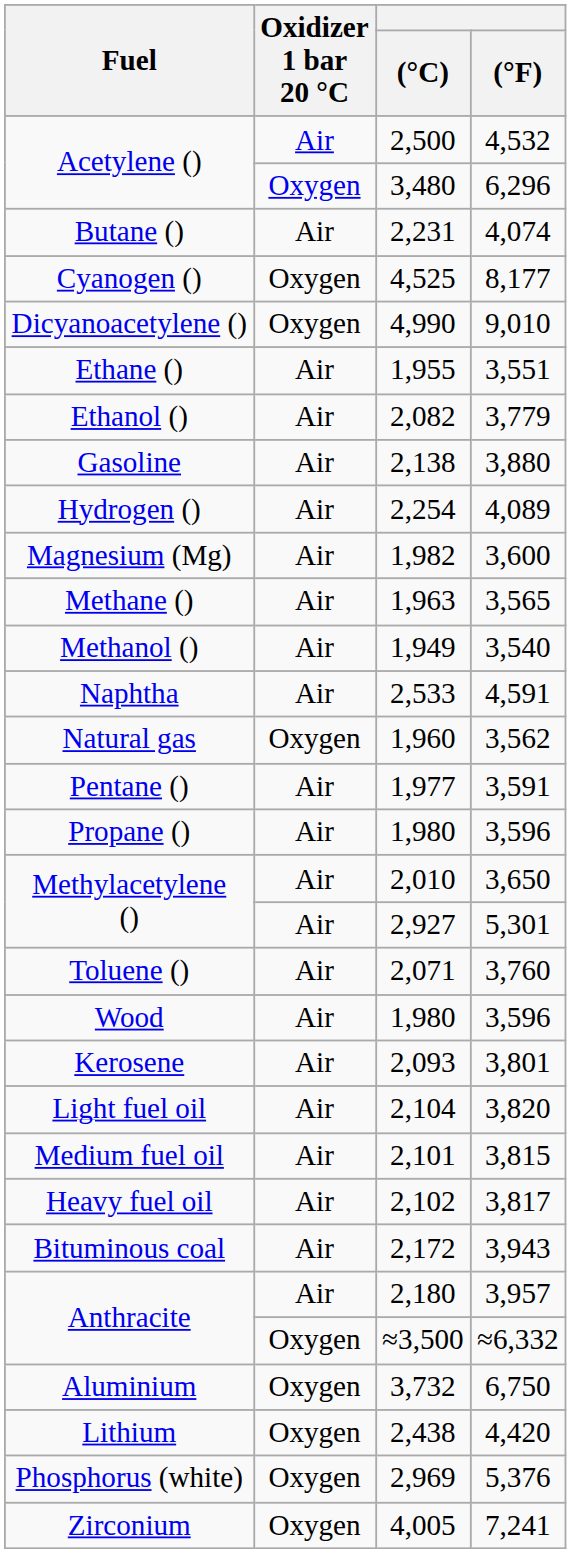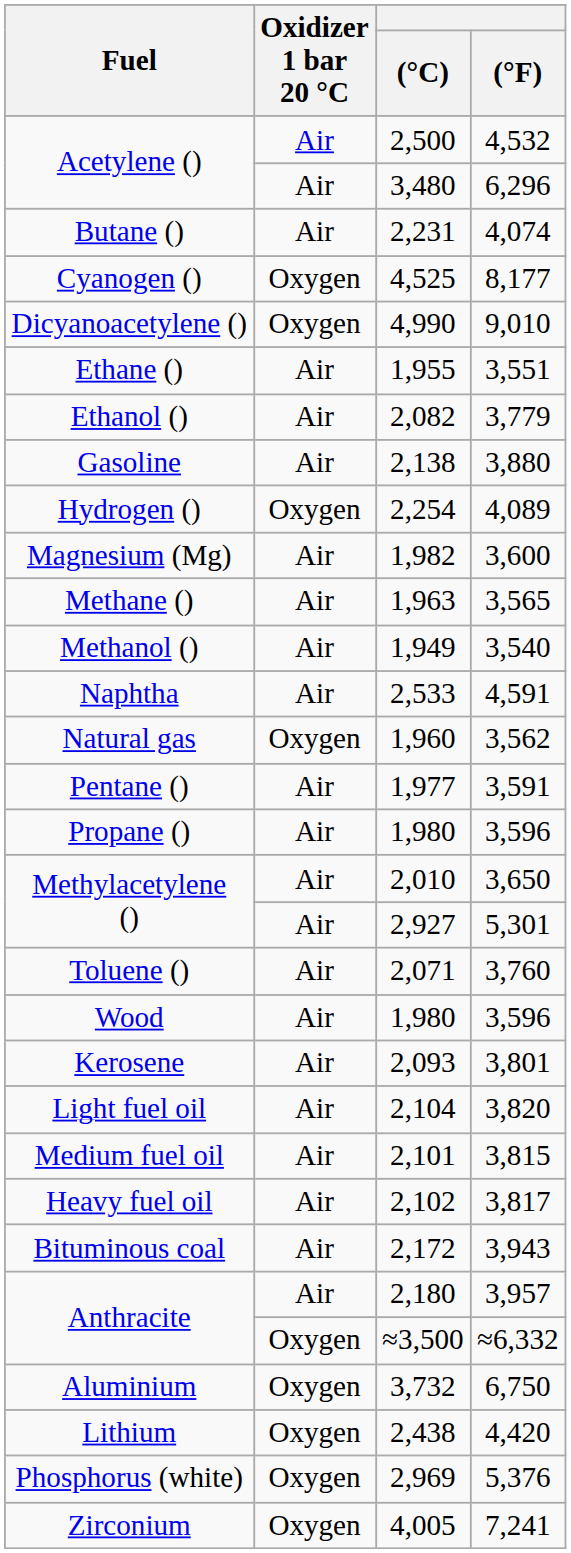(314, 185) Oxygen -> (314, 185) Air
(314, 508) Air -> (314, 508) Oxygen
